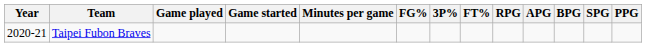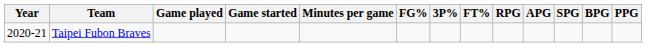columns swapped: (598, 13) <-> (569, 13)
